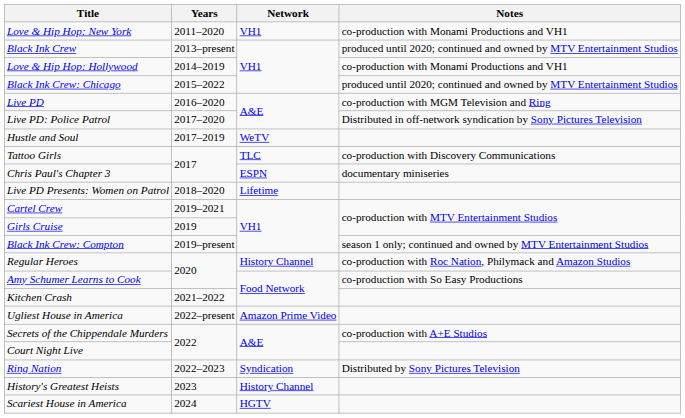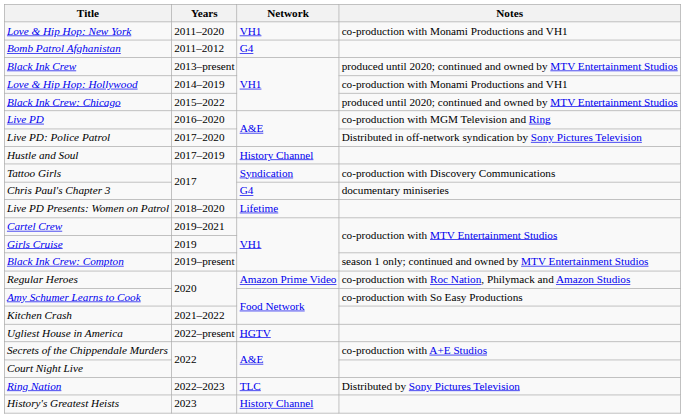+ row: (64, 48)
(254, 137) WeTV -> (277, 155) History Channel
(250, 155) TLC -> (266, 173) Syndication
(253, 173) ESPN -> (247, 191) G4
(277, 262) History Channel -> (288, 279) Amazon Prime Video
(288, 315) Amazon Prime Video -> (255, 333) HGTV
(266, 368) Syndication -> (250, 386) TLC
- row: (67, 404)
